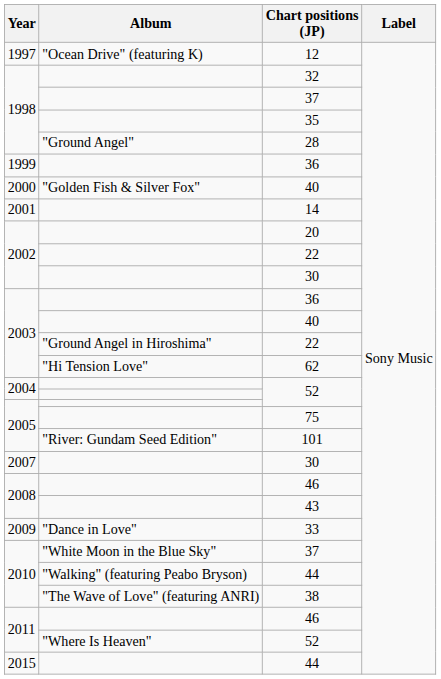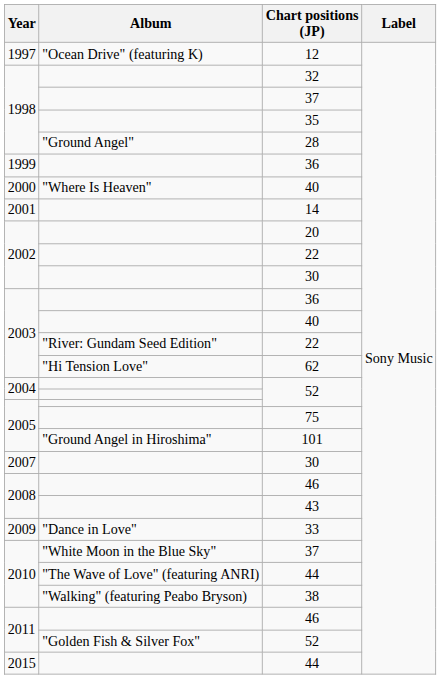(121, 187) "Golden Fish & Silver Fox" -> (97, 187) "Where Is Heaven"
(127, 344) "Ground Angel in Hiroshima" -> (130, 344) "River: Gundam Seed Edition"
(130, 439) "River: Gundam Seed Edition" -> (127, 439) "Ground Angel in Hiroshima"
(145, 573) "Walking" (featuring Peabo Bryson) -> (151, 573) "The Wave of Love" (featuring ANRI)
(151, 596) "The Wave of Love" (featuring ANRI) -> (145, 596) "Walking" (featuring Peabo Bryson)
(97, 640) "Where Is Heaven" -> (121, 640) "Golden Fish & Silver Fox"
